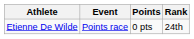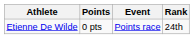columns swapped: (105, 12) <-> (146, 12)
